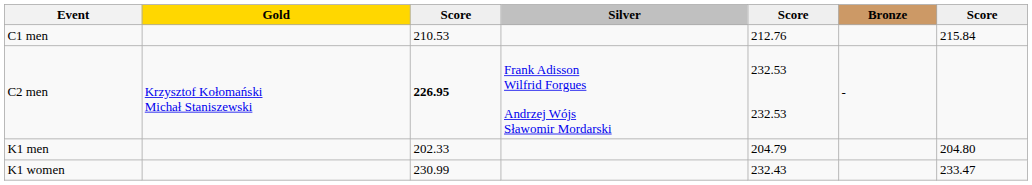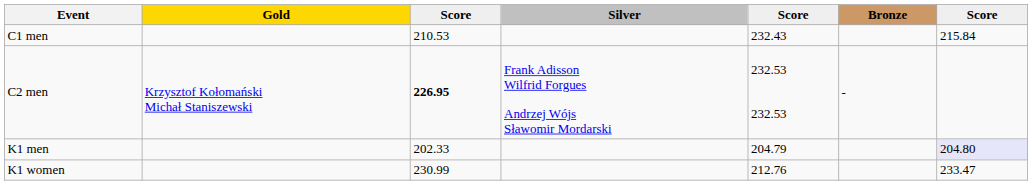(769, 35) 212.76 -> (769, 35) 232.43
(958, 149) no background -> (958, 149) lavender background
(769, 169) 232.43 -> (769, 169) 212.76
